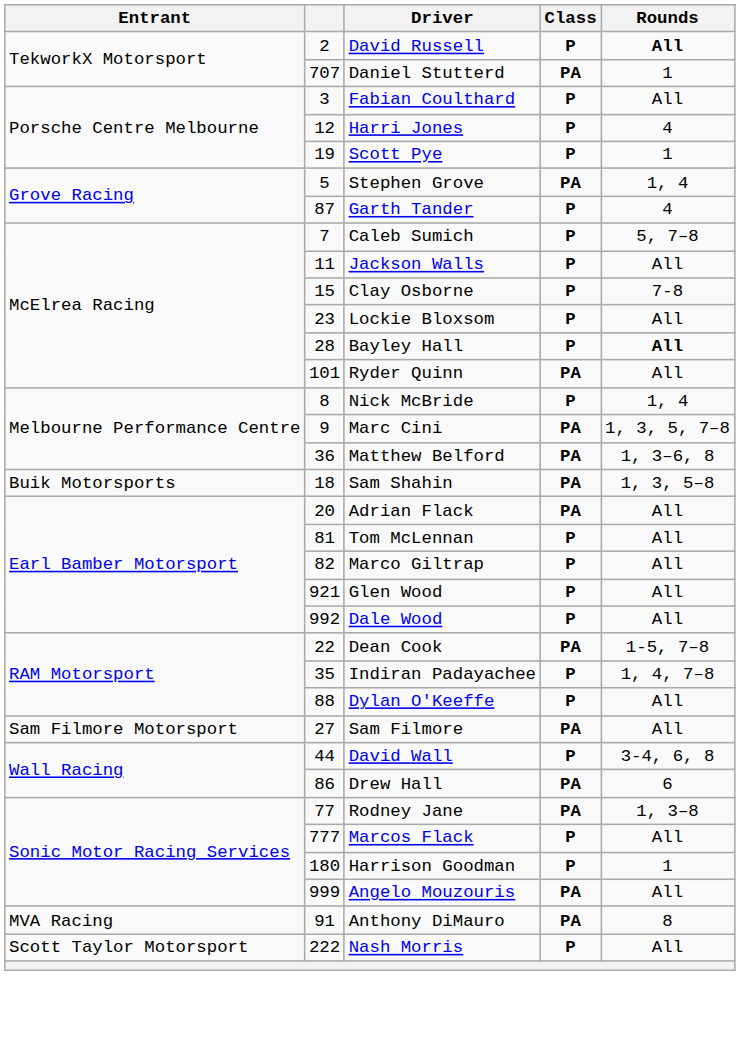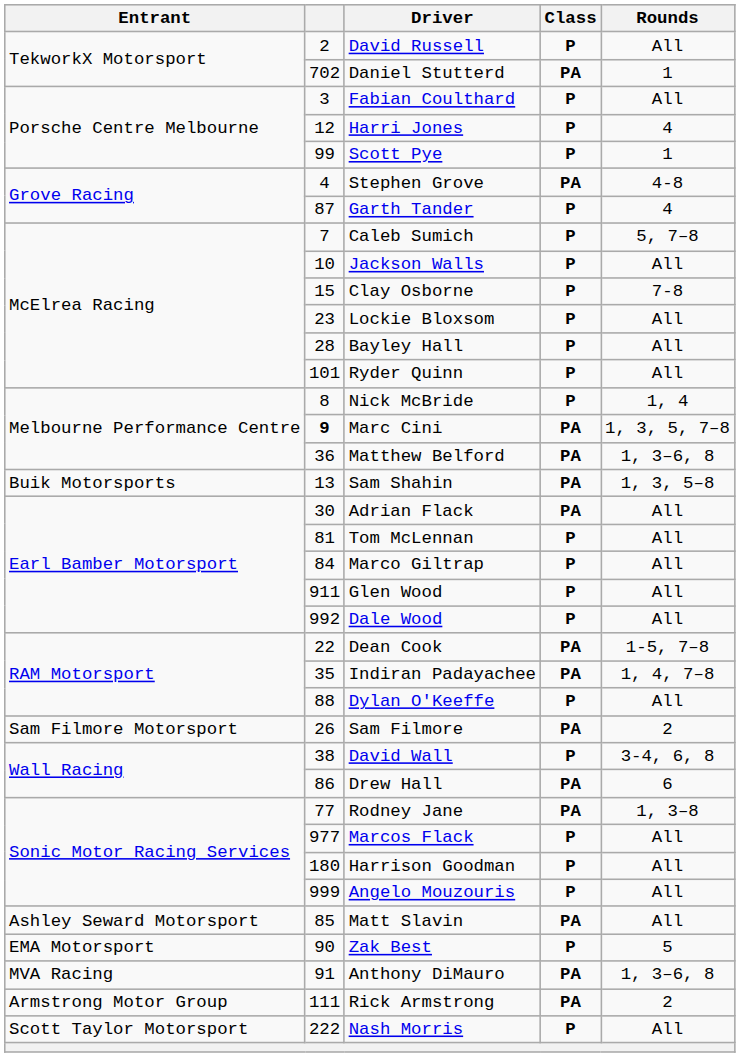(667, 46) bold -> (667, 46) normal
(325, 73) 707 -> (325, 73) 702
(325, 155) 19 -> (325, 155) 99
(325, 182) 5 -> (325, 182) 4
(667, 182) 1, 4 -> (667, 182) 4-8
(325, 264) 11 -> (325, 264) 10
(667, 346) bold -> (667, 346) normal
(571, 374) PA -> (571, 374) P
(325, 428) normal -> (325, 428) bold
(325, 483) 18 -> (325, 483) 13
(325, 510) 20 -> (325, 510) 30
(325, 565) 82 -> (325, 565) 84
(325, 592) 921 -> (325, 592) 911
(571, 674) P -> (571, 674) PA
(325, 729) 27 -> (325, 729) 26
(667, 729) All -> (667, 729) 2
(325, 756) 44 -> (325, 756) 38
(325, 838) 777 -> (325, 838) 977
(667, 866) 1 -> (667, 866) All
(571, 893) PA -> (571, 893) P
+ row: (406, 920)
+ row: (390, 948)
(667, 920) 8 -> (667, 975) 1, 3–6, 8
+ row: (422, 1002)
